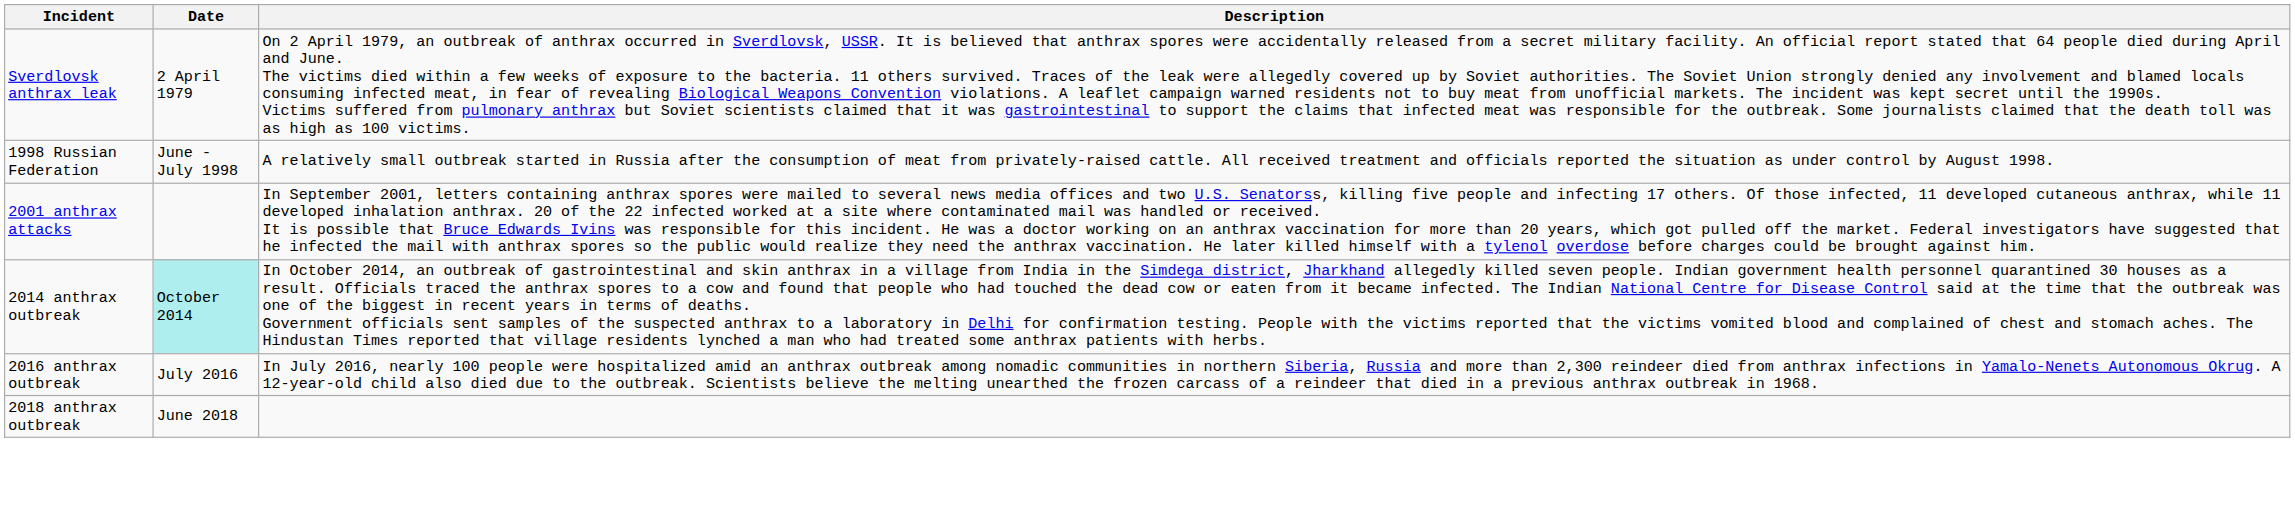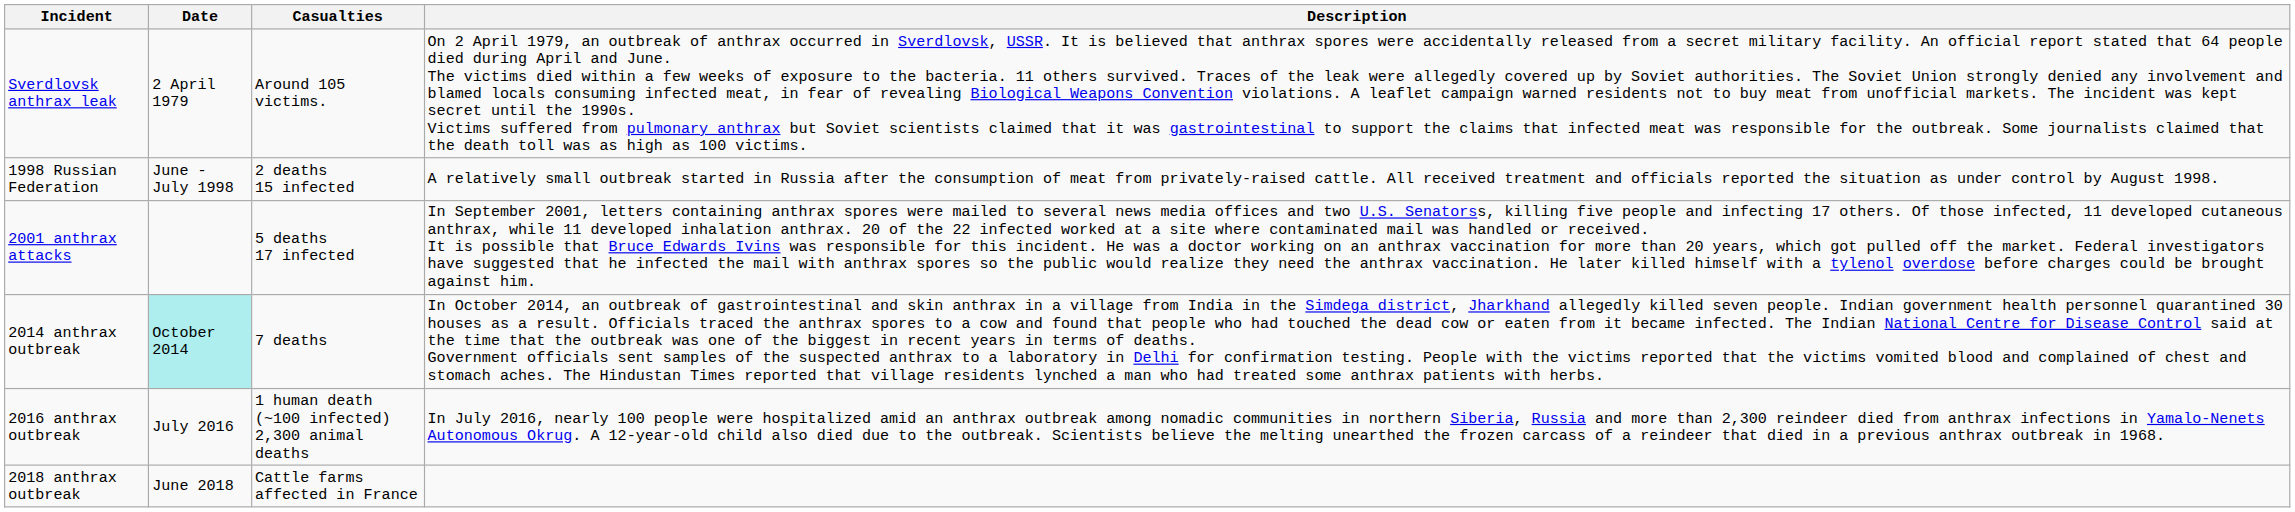+ column: (338, 17)
